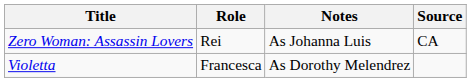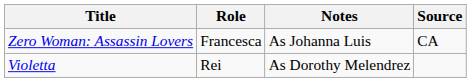(211, 41) Rei -> (231, 41) Francesca
(231, 65) Francesca -> (211, 65) Rei
